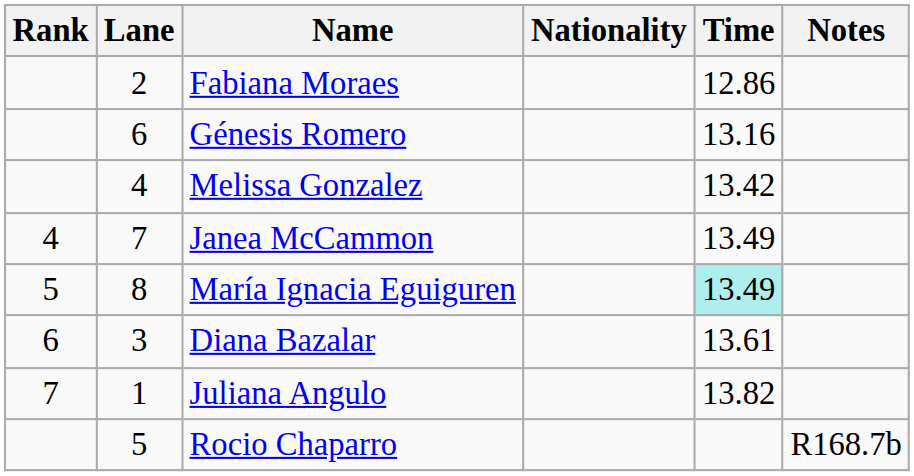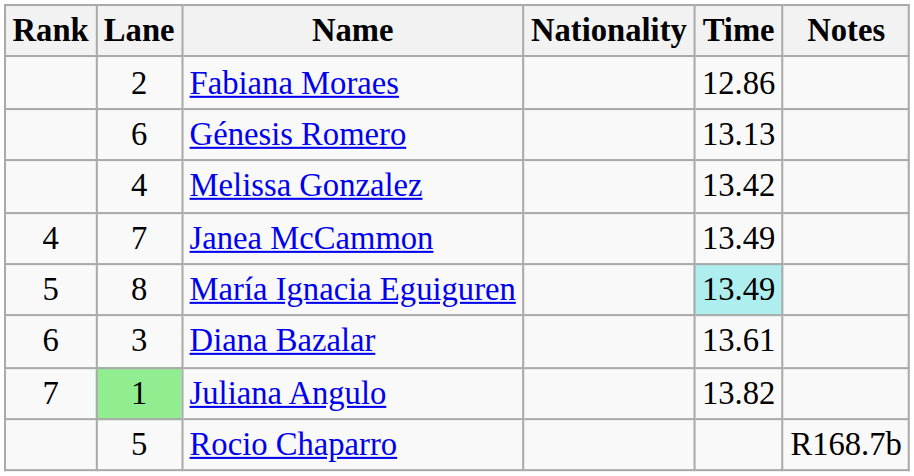(739, 133) 13.16 -> (739, 133) 13.13
(139, 392) no background -> (139, 392) lightgreen background
